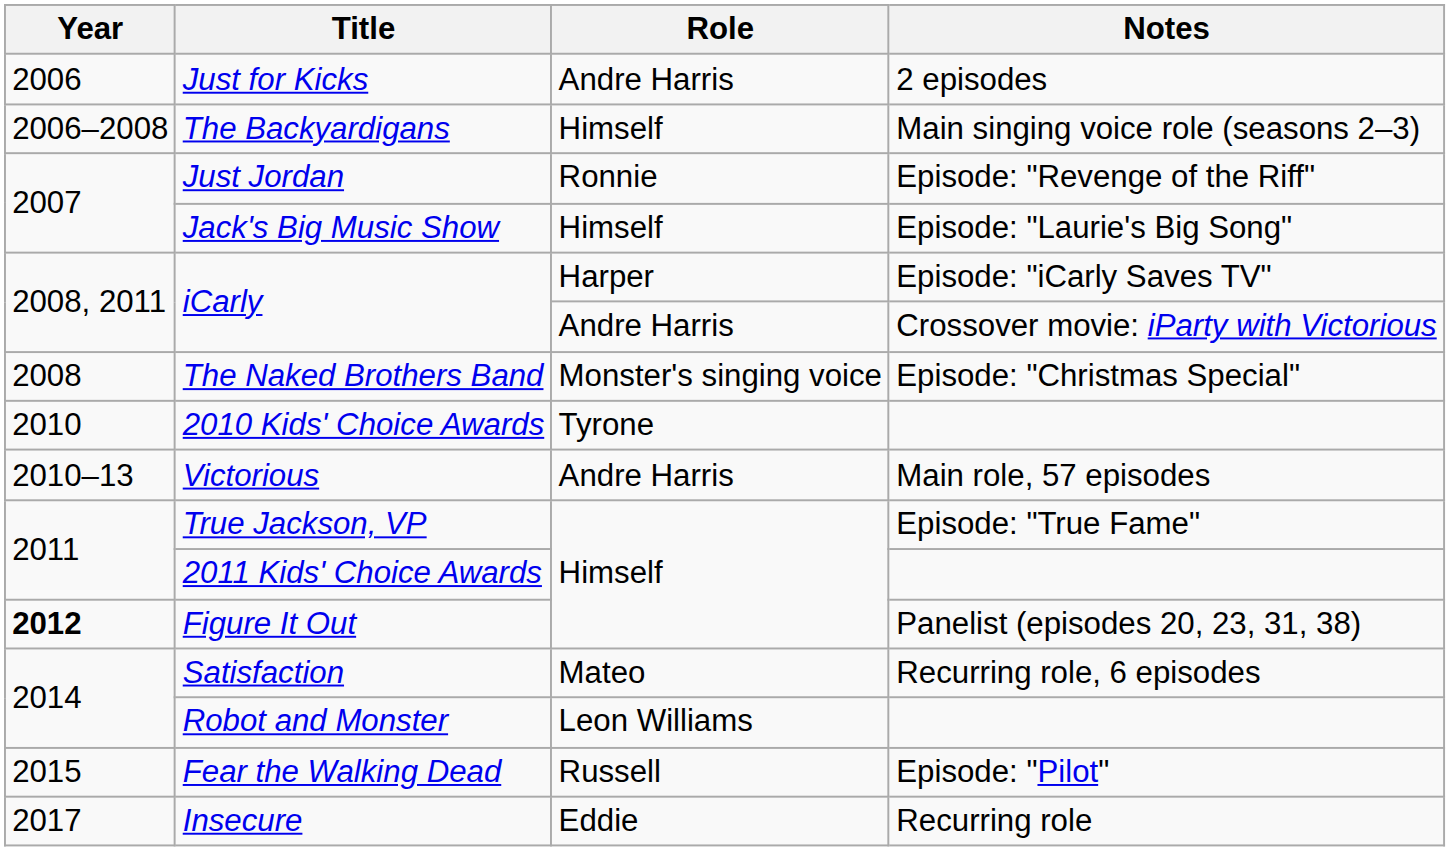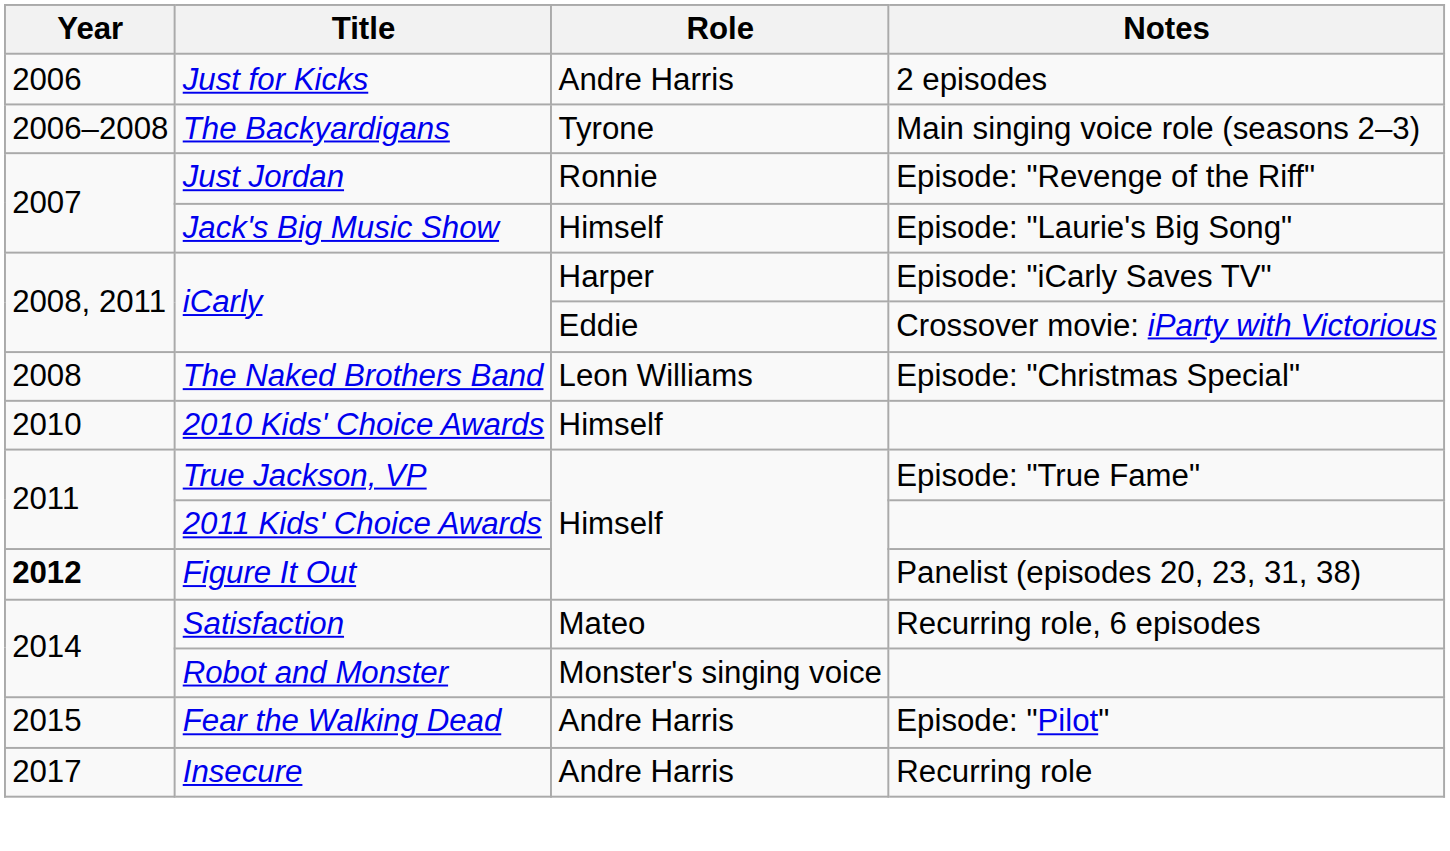(611, 128) Himself -> (606, 128) Tyrone
(646, 326) Andre Harris -> (599, 326) Eddie
(720, 375) Monster's singing voice -> (656, 375) Leon Williams
(606, 425) Tyrone -> (611, 425) Himself
- row: (251, 474)
(656, 721) Leon Williams -> (720, 672) Monster's singing voice
(610, 771) Russell -> (646, 721) Andre Harris
(599, 820) Eddie -> (646, 771) Andre Harris
